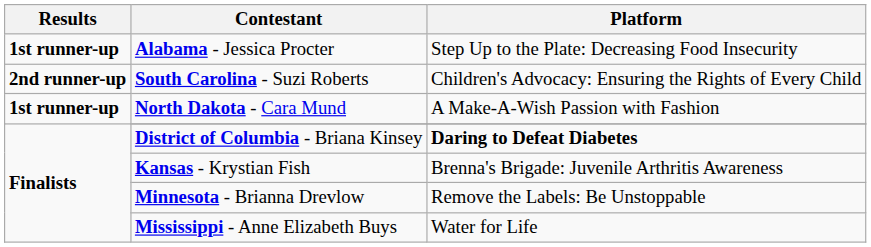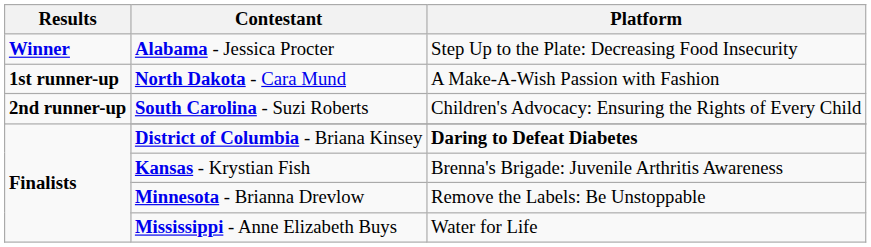(64, 49) 1st runner-up -> (39, 49) Winner
rows swapped: (240, 108) <-> (252, 78)
